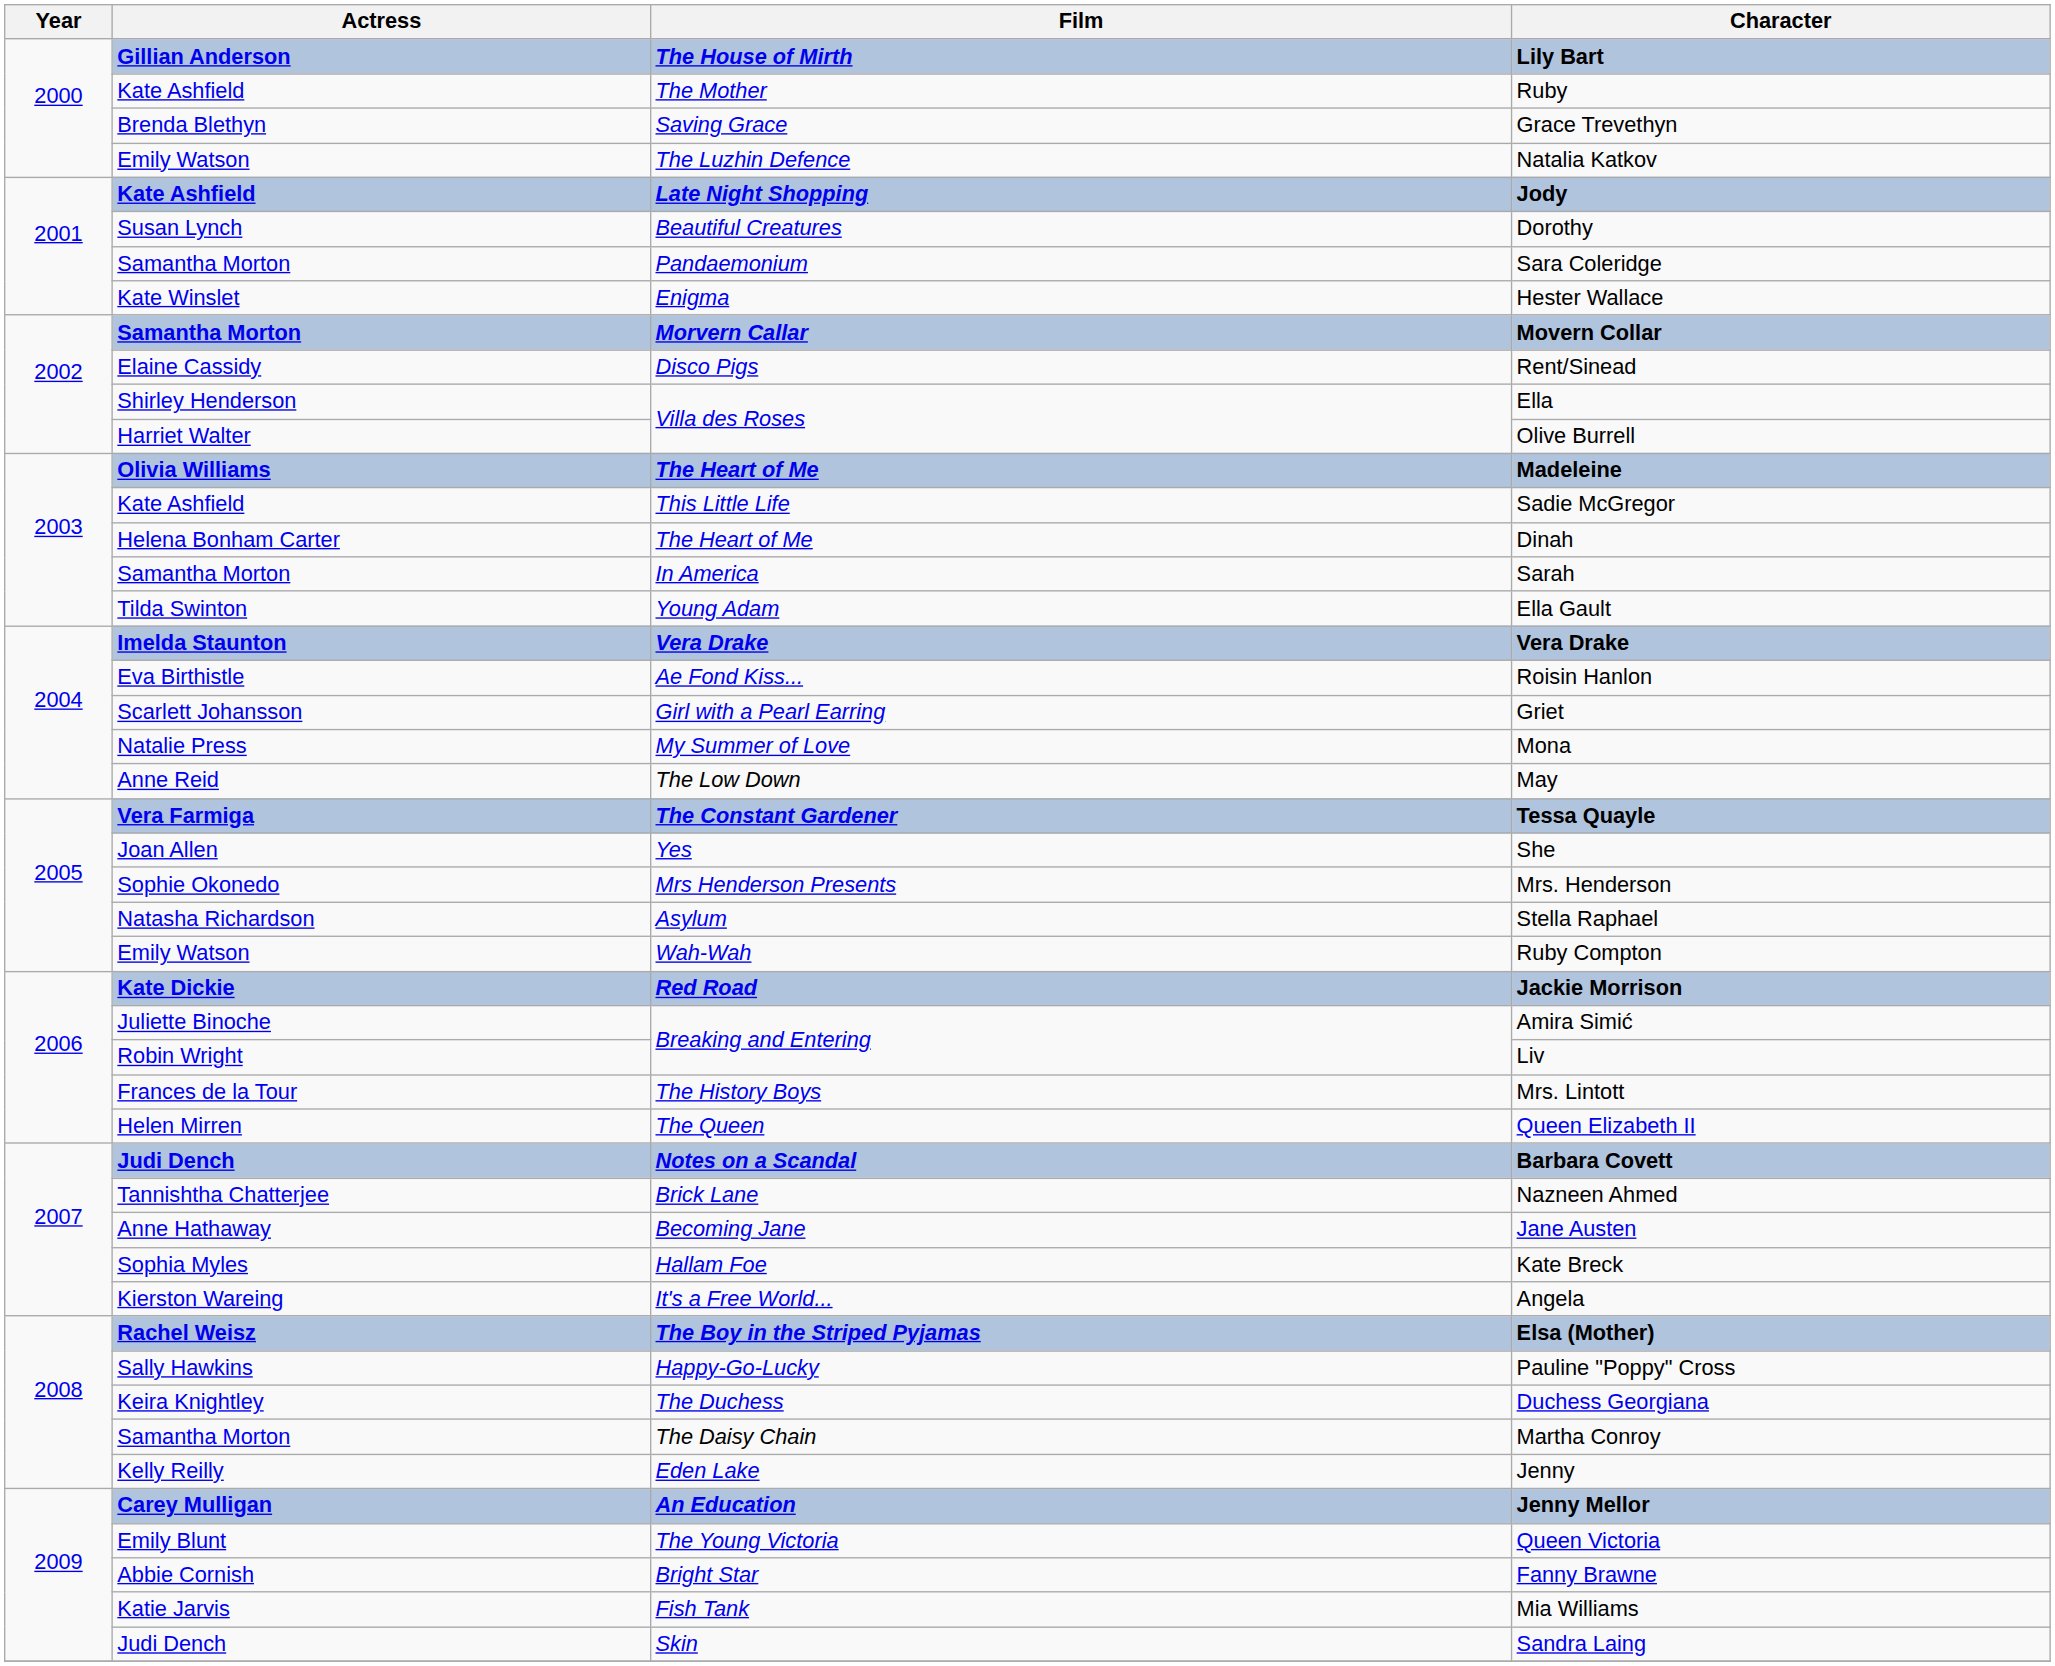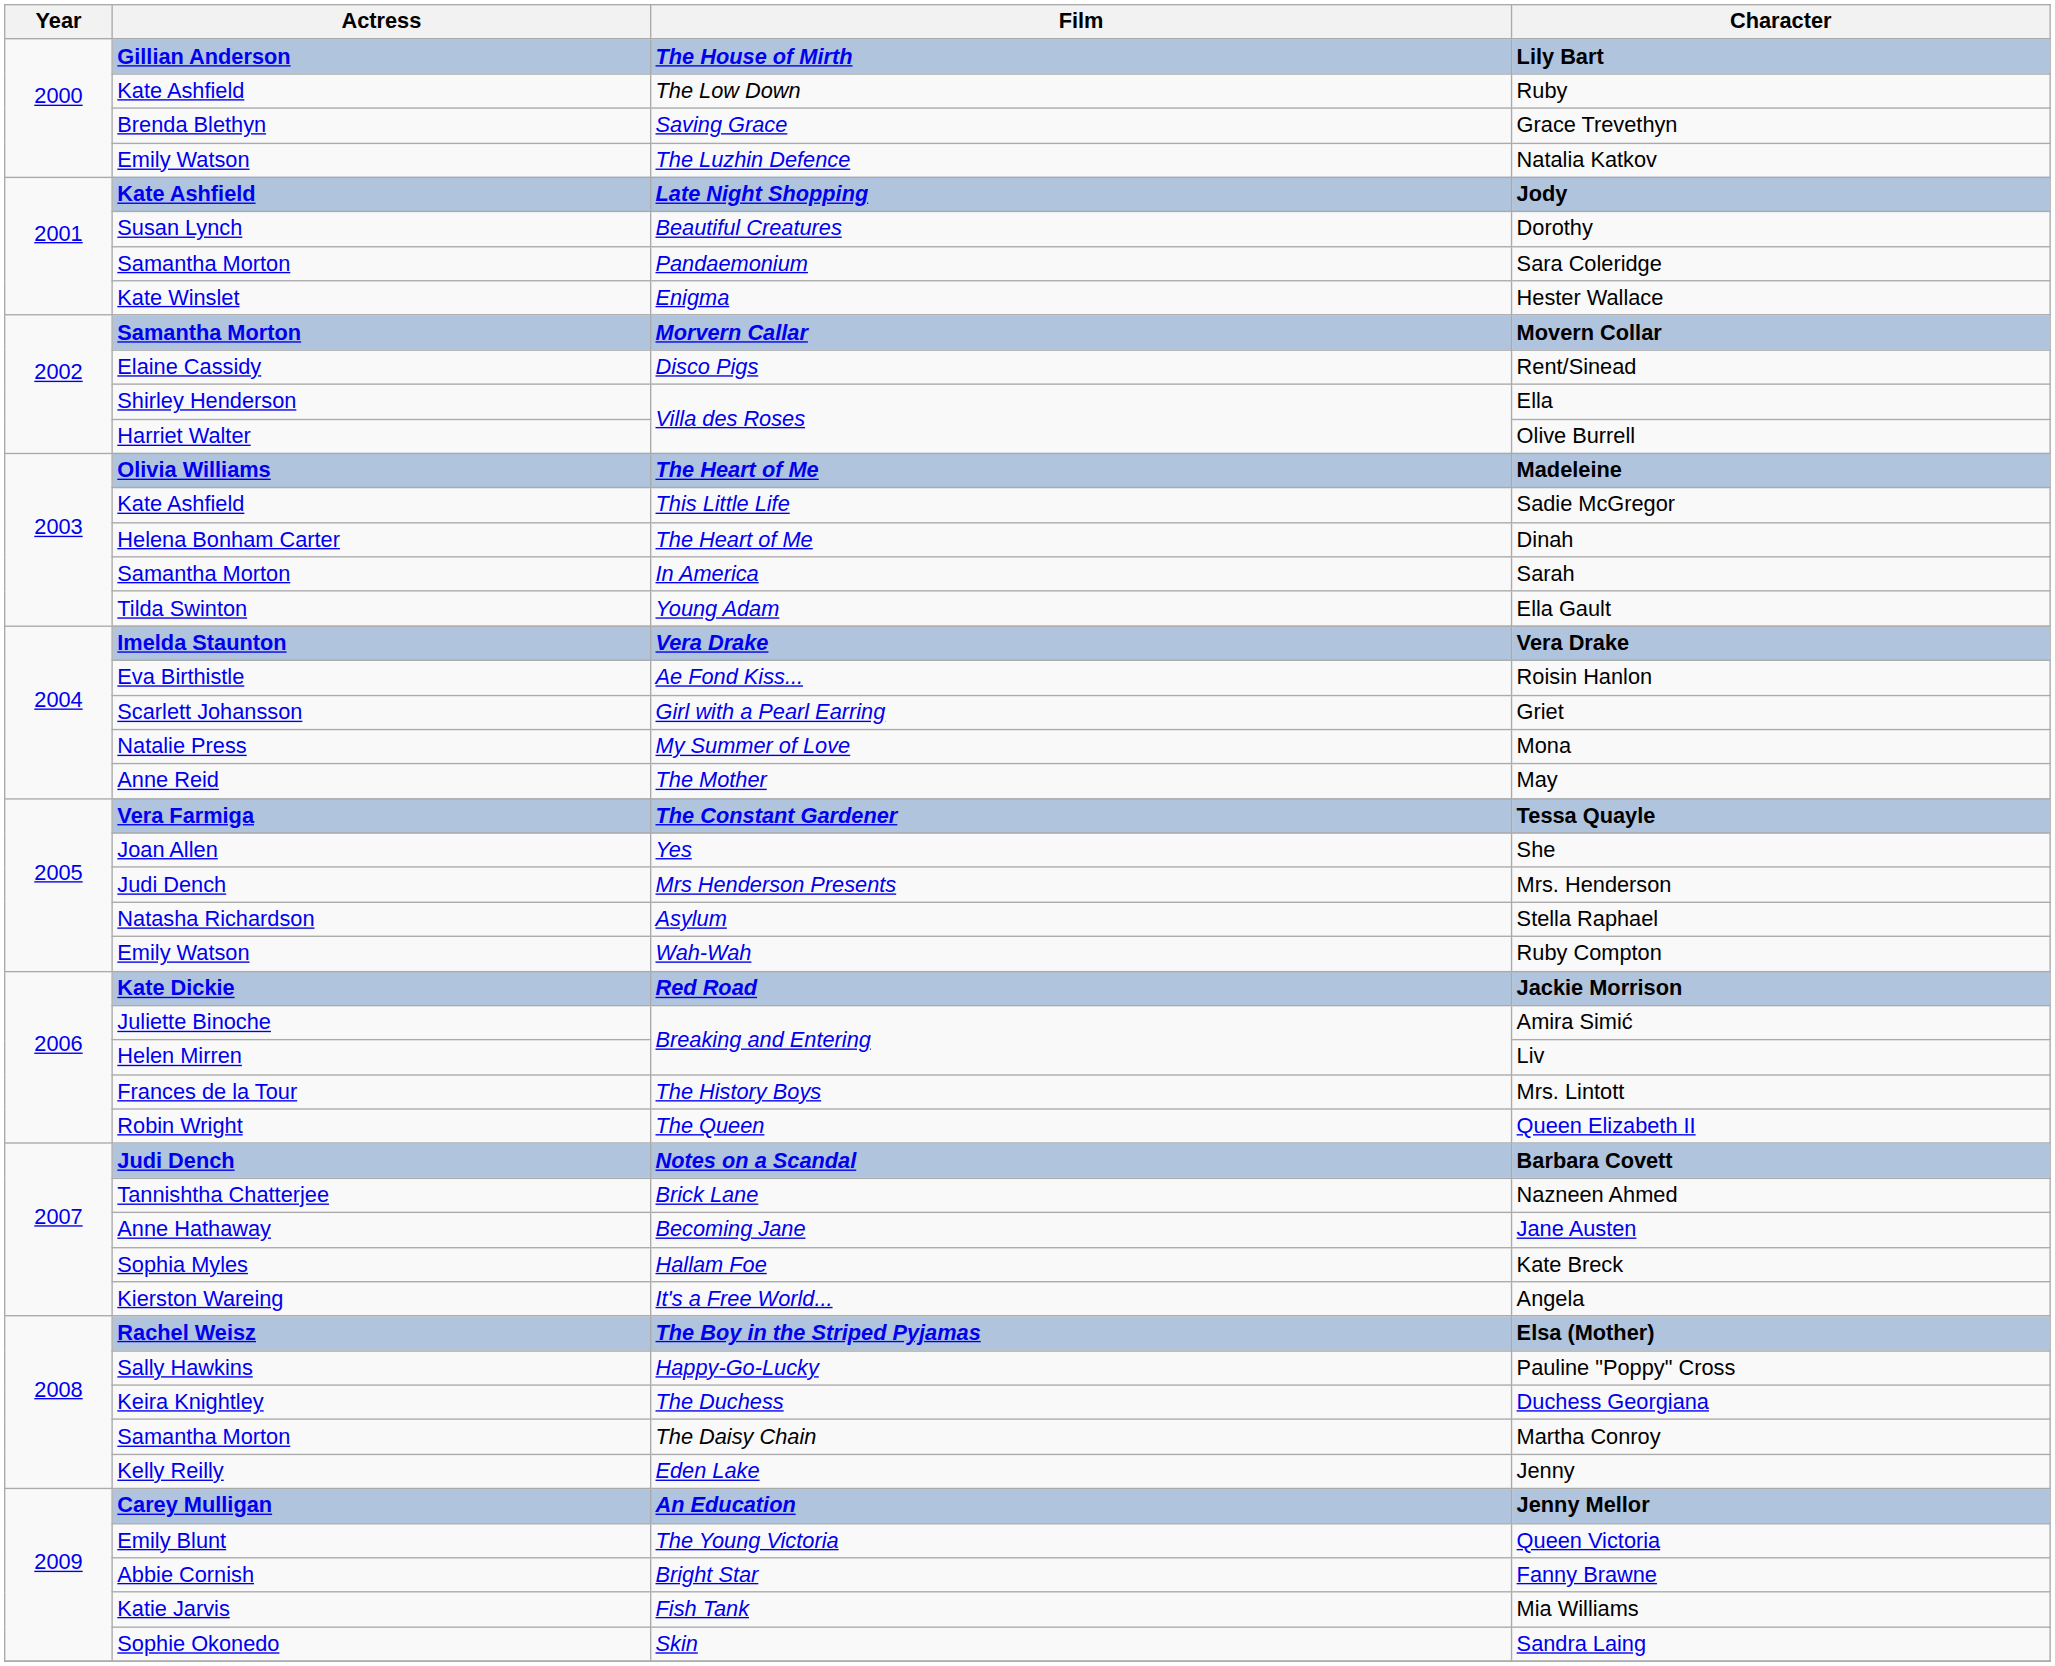(711, 90) The Mother -> (728, 90) The Low Down
(728, 780) The Low Down -> (711, 780) The Mother
(198, 884) Sophie Okonedo -> (172, 884) Judi Dench
(180, 1057) Robin Wright -> (180, 1057) Helen Mirren
(180, 1126) Helen Mirren -> (180, 1126) Robin Wright
(172, 1643) Judi Dench -> (198, 1643) Sophie Okonedo
